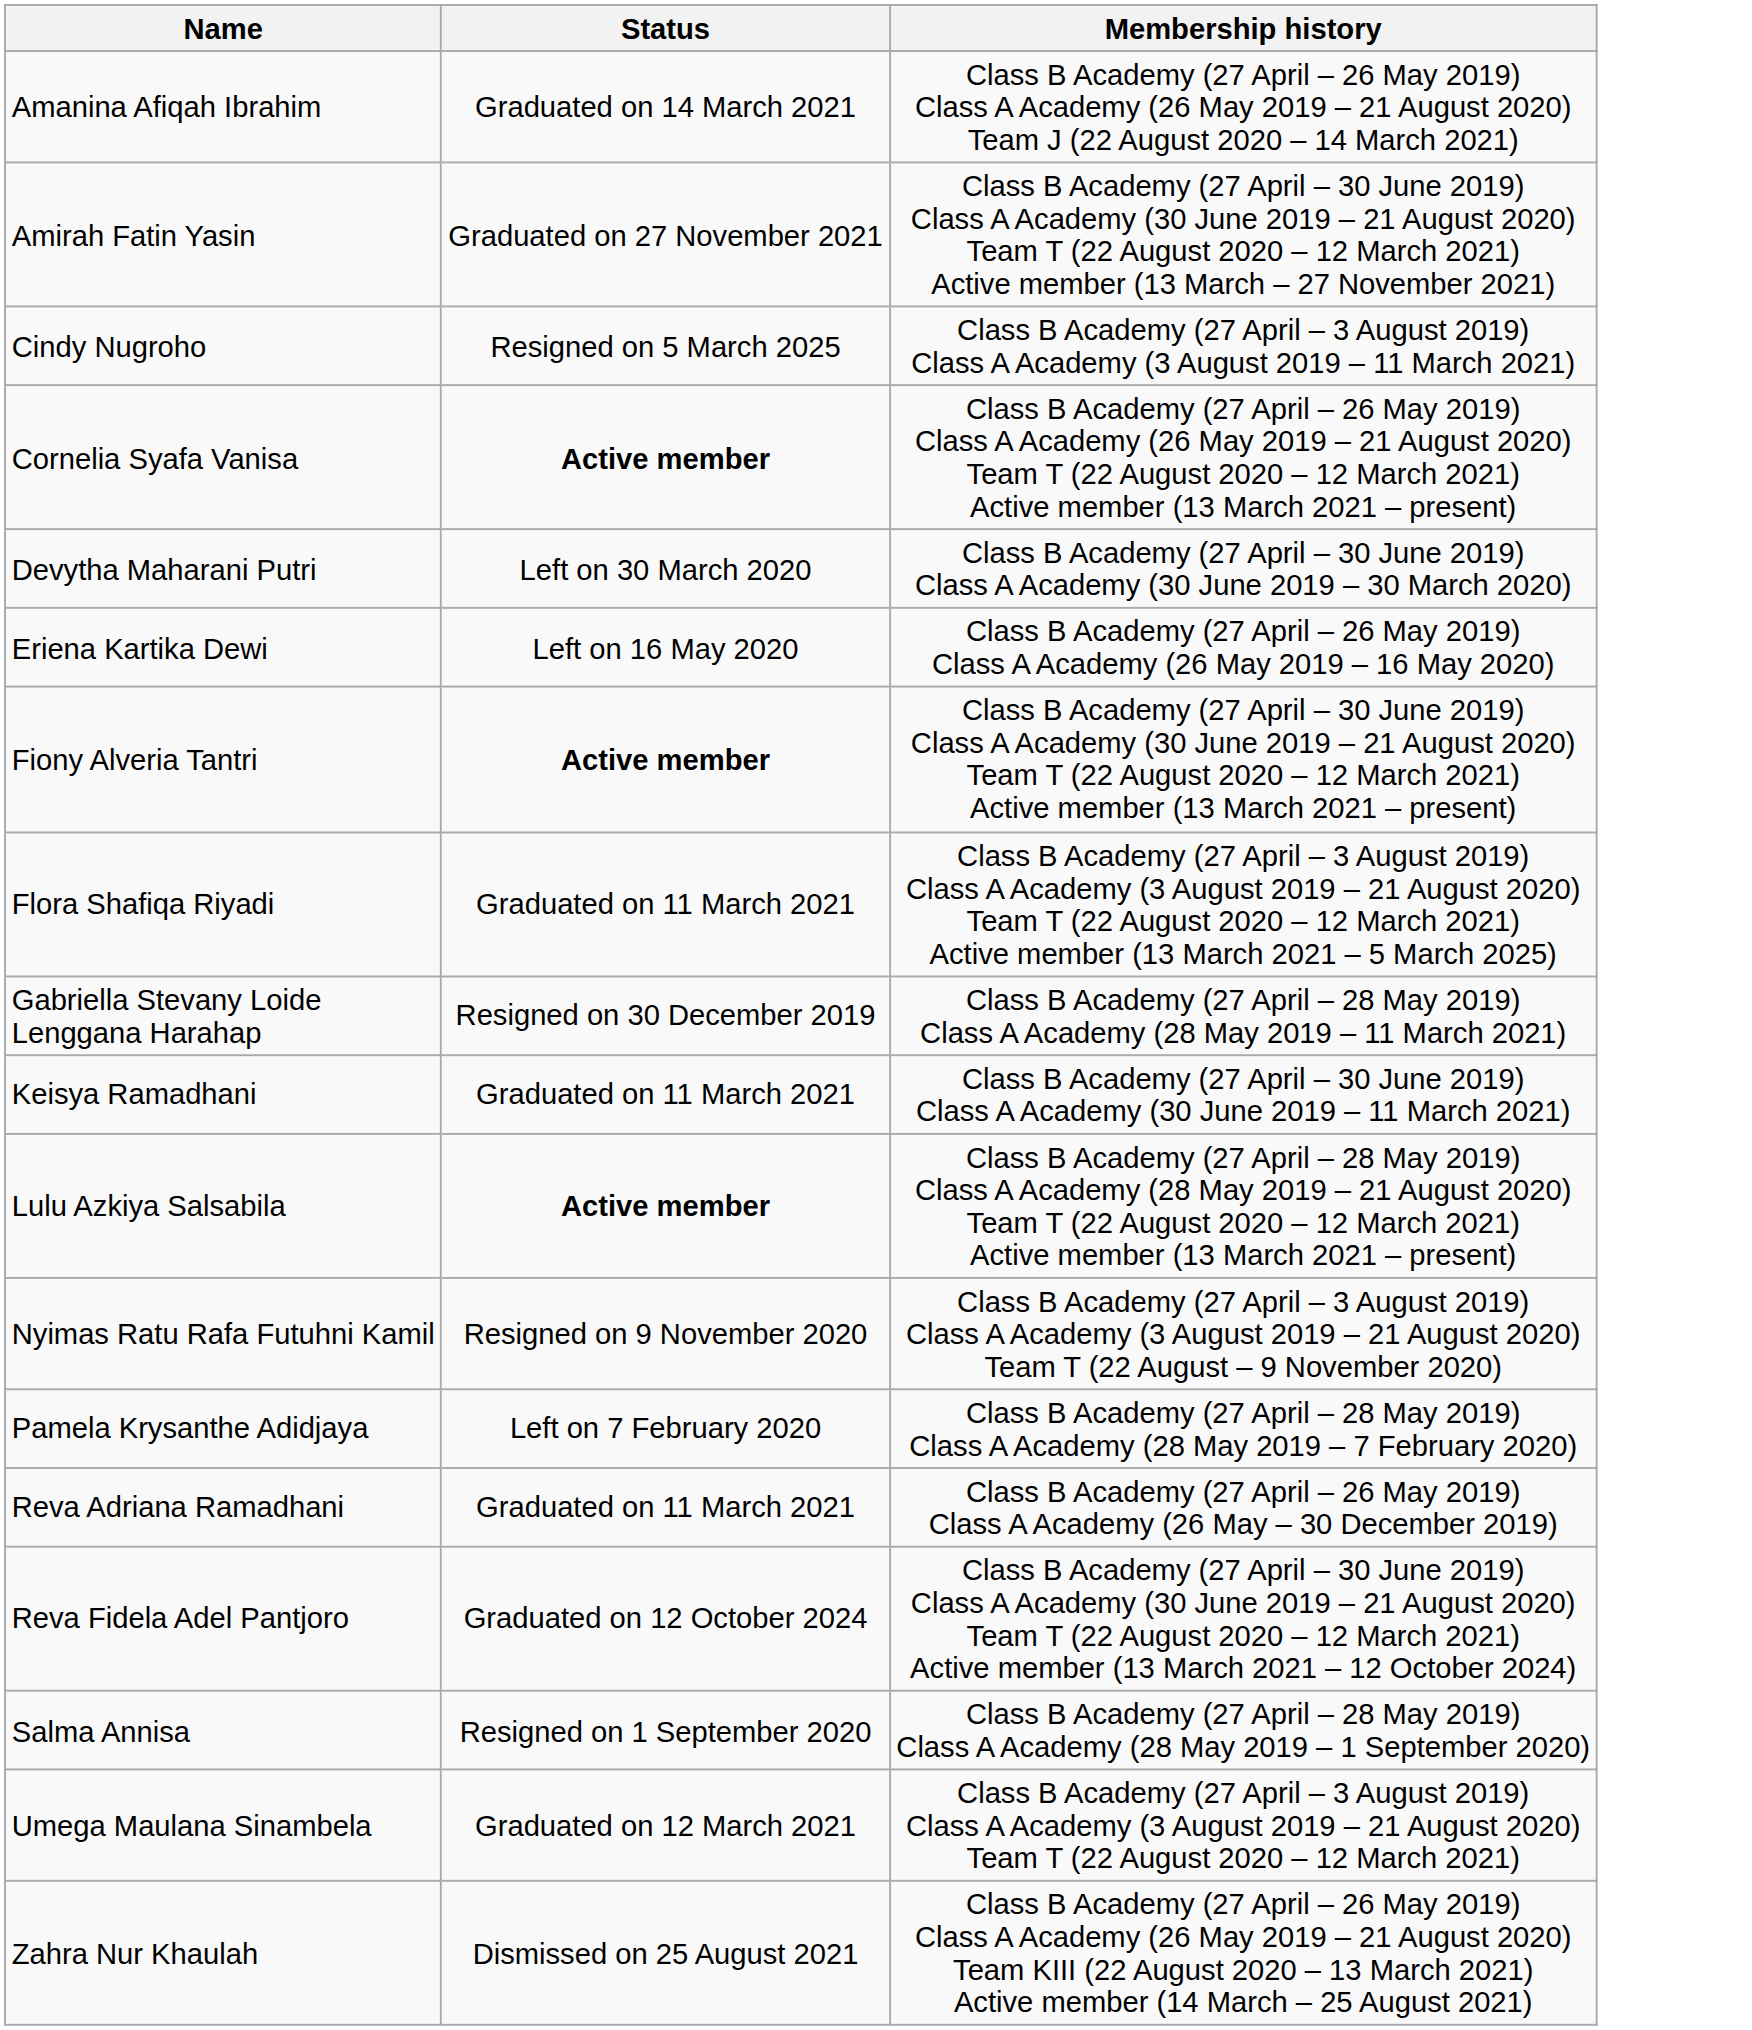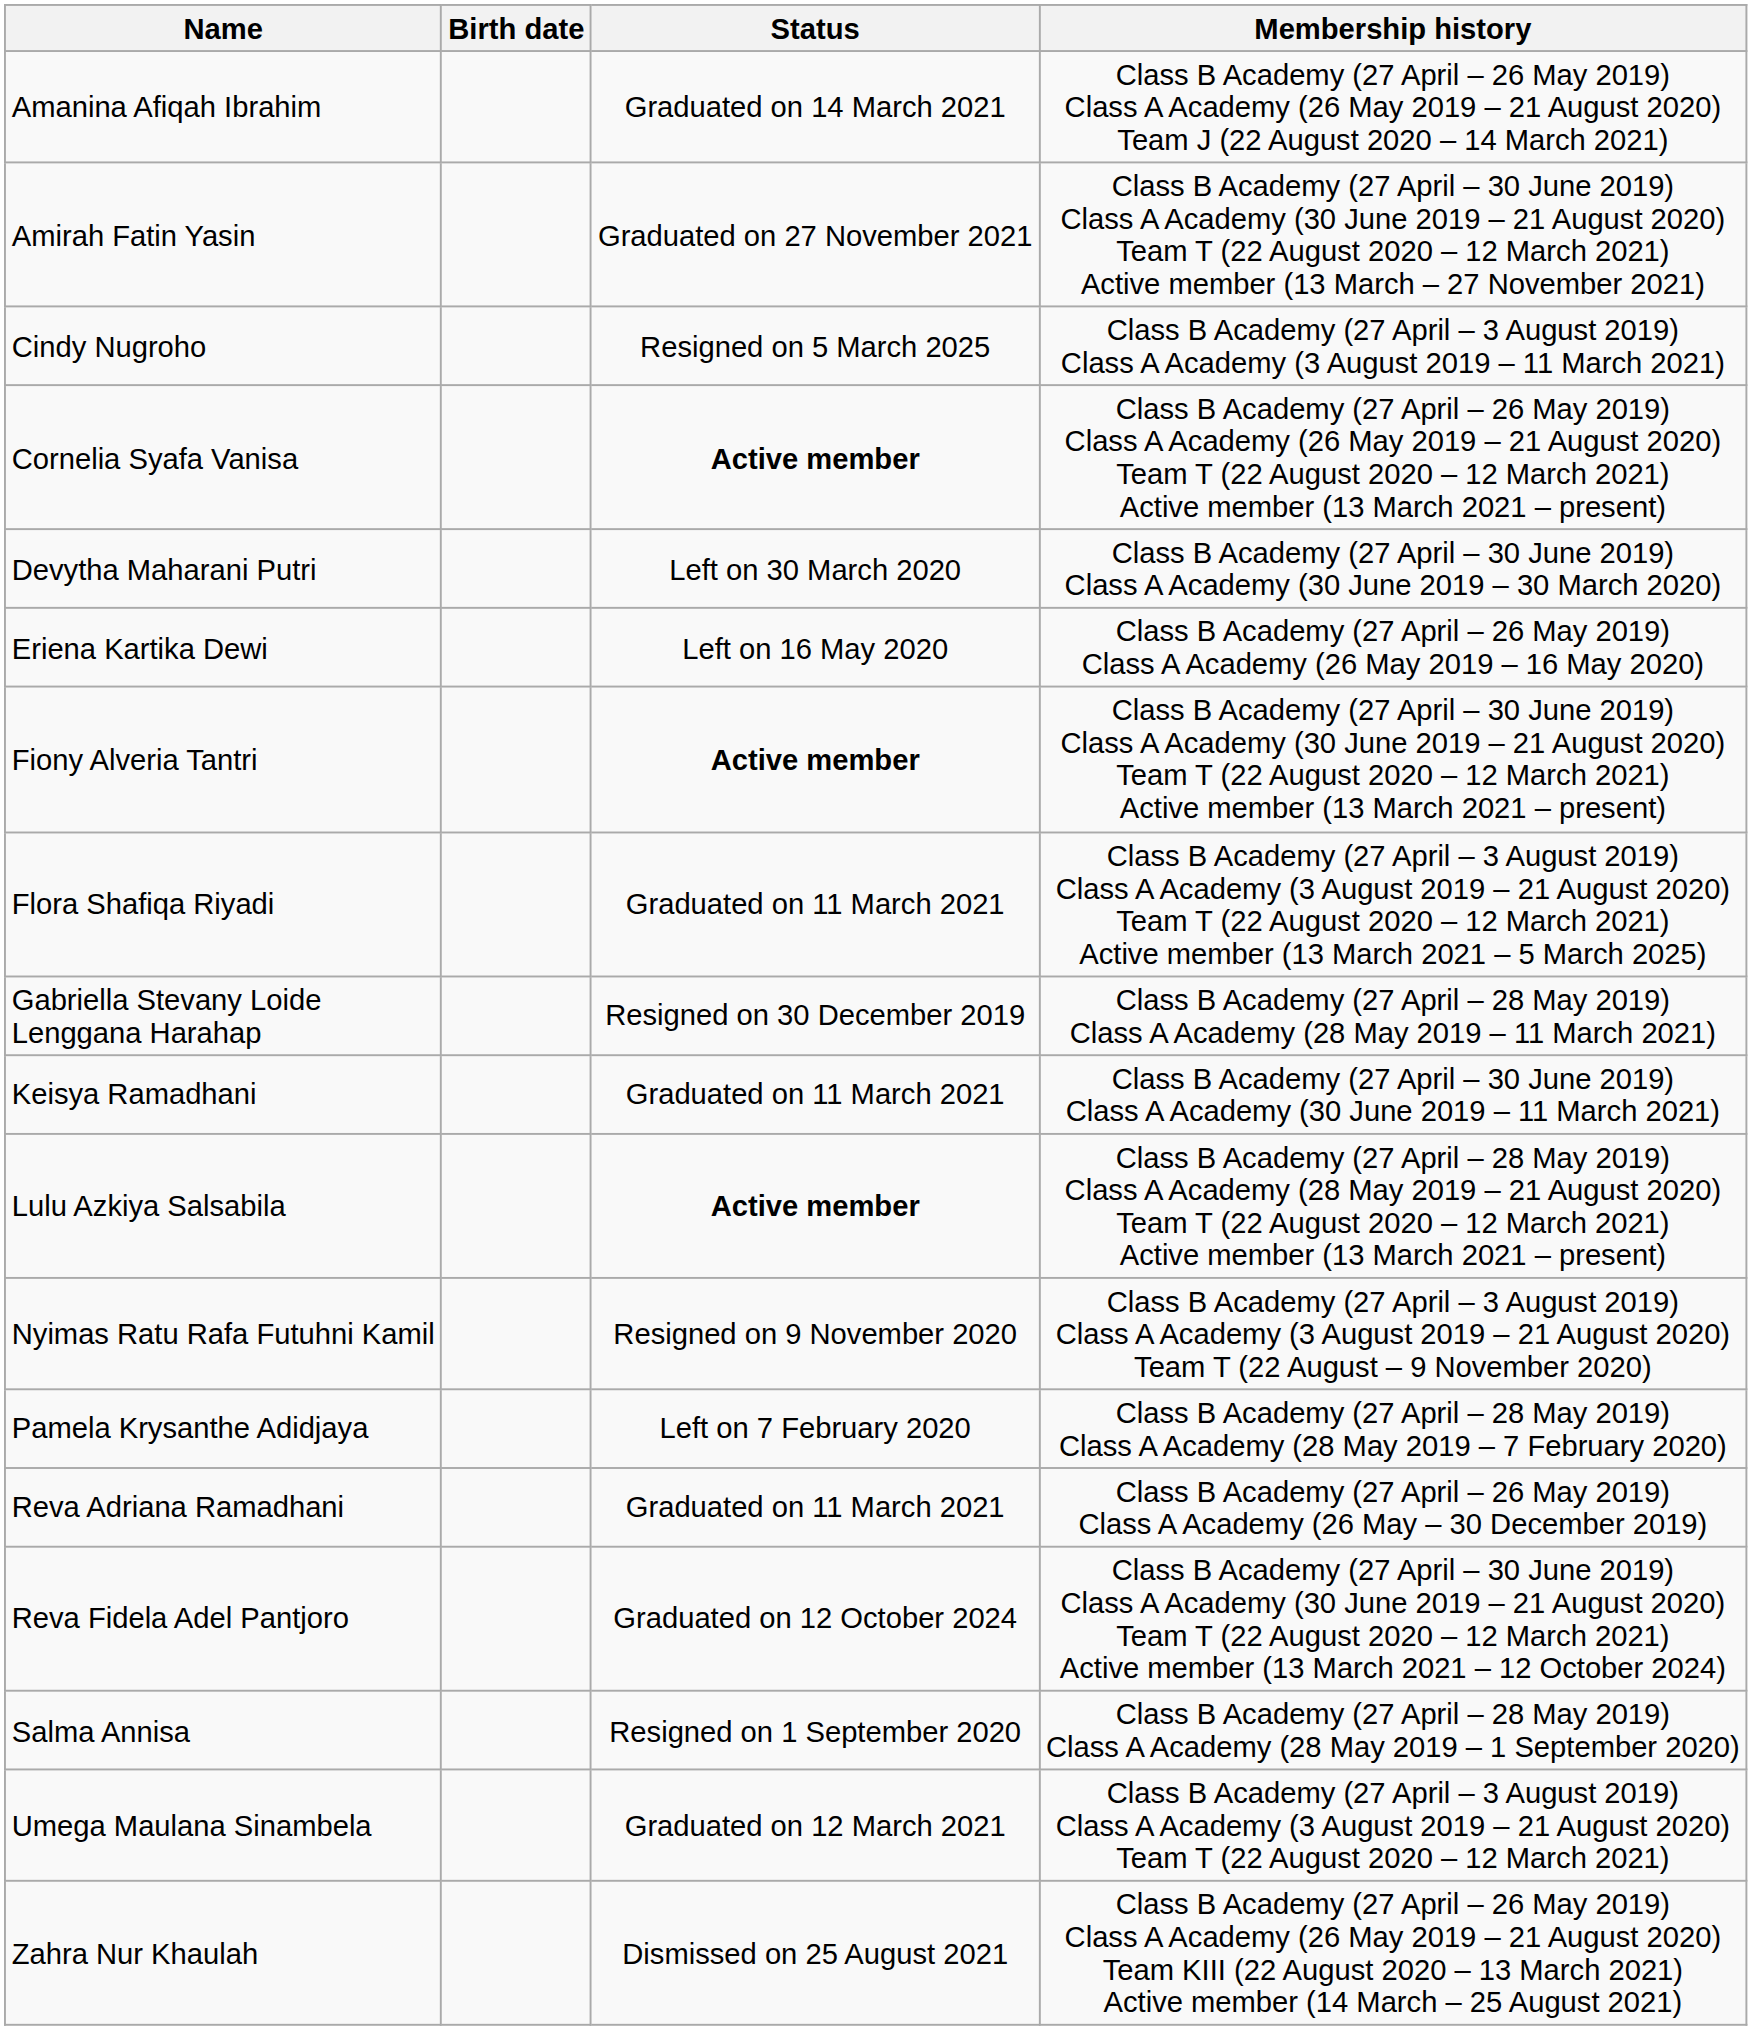+ column: (516, 28)
